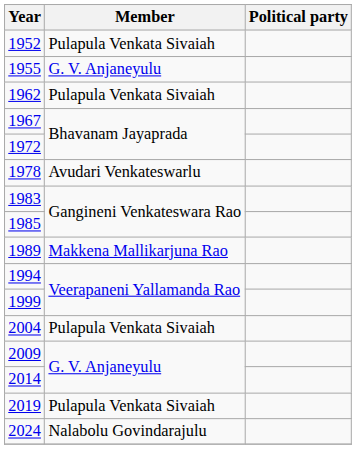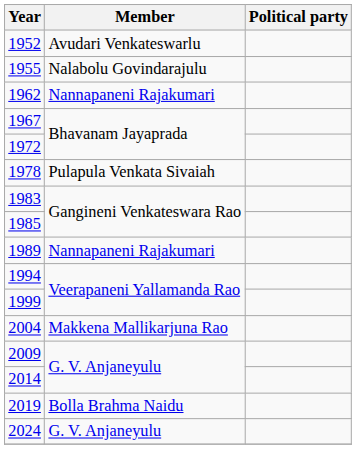(132, 43) Pulapula Venkata Sivaiah -> (124, 43) Avudari Venkateswarlu
(105, 69) G. V. Anjaneyulu -> (128, 69) Nalabolu Govindarajulu
(132, 95) Pulapula Venkata Sivaiah -> (132, 95) Nannapaneni Rajakumari
(124, 172) Avudari Venkateswarlu -> (132, 172) Pulapula Venkata Sivaiah
(138, 250) Makkena Mallikarjuna Rao -> (132, 250) Nannapaneni Rajakumari
(132, 328) Pulapula Venkata Sivaiah -> (138, 328) Makkena Mallikarjuna Rao
(132, 405) Pulapula Venkata Sivaiah -> (116, 405) Bolla Brahma Naidu
(128, 431) Nalabolu Govindarajulu -> (105, 431) G. V. Anjaneyulu
